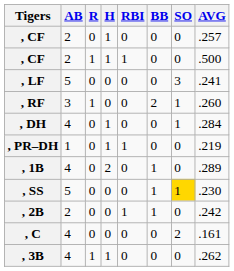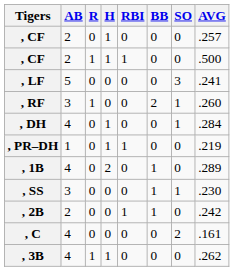(68, 190) 5 -> (68, 190) 3
(178, 190) gold background -> (178, 190) no background
